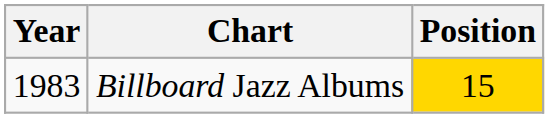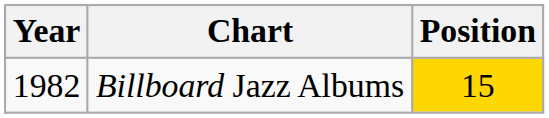(47, 84) 1983 -> (47, 84) 1982
